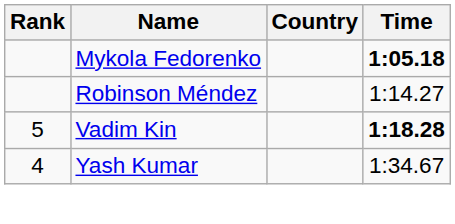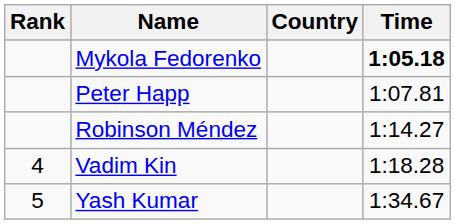+ row: (133, 93)
(37, 129) 5 -> (37, 165) 4
(407, 129) bold -> (407, 165) normal
(37, 165) 4 -> (37, 201) 5
